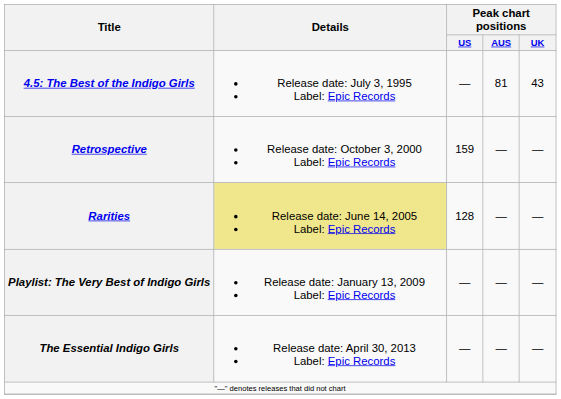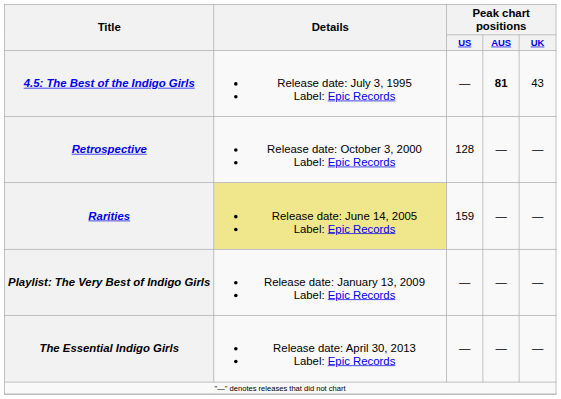(501, 83) normal -> (501, 83) bold
(465, 149) 159 -> (465, 149) 128
(465, 216) 128 -> (465, 216) 159
